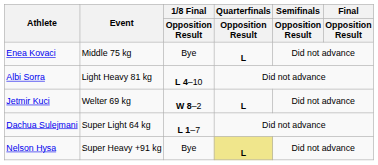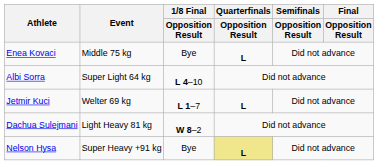(117, 78) Light Heavy 81 kg -> (116, 78) Super Light 64 kg
(189, 106) W 8–2 -> (189, 106) L 1–7
(116, 125) Super Light 64 kg -> (117, 125) Light Heavy 81 kg
(189, 130) L 1–7 -> (189, 130) W 8–2
